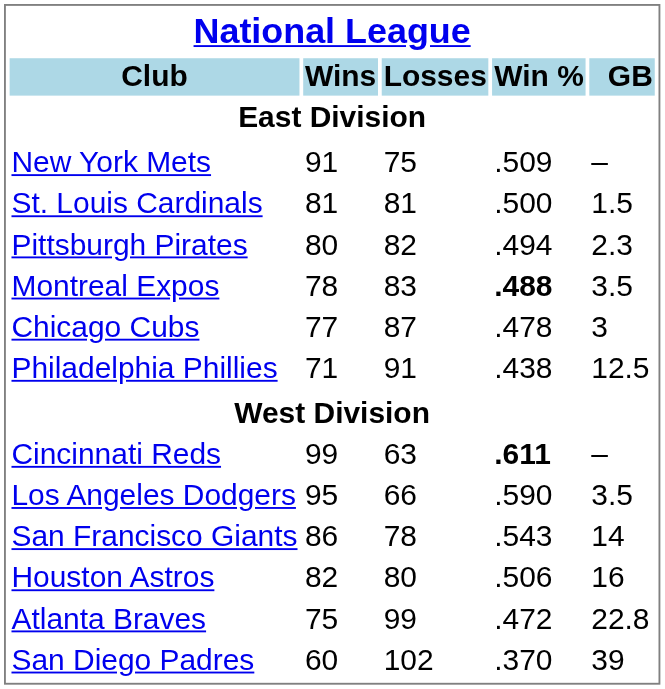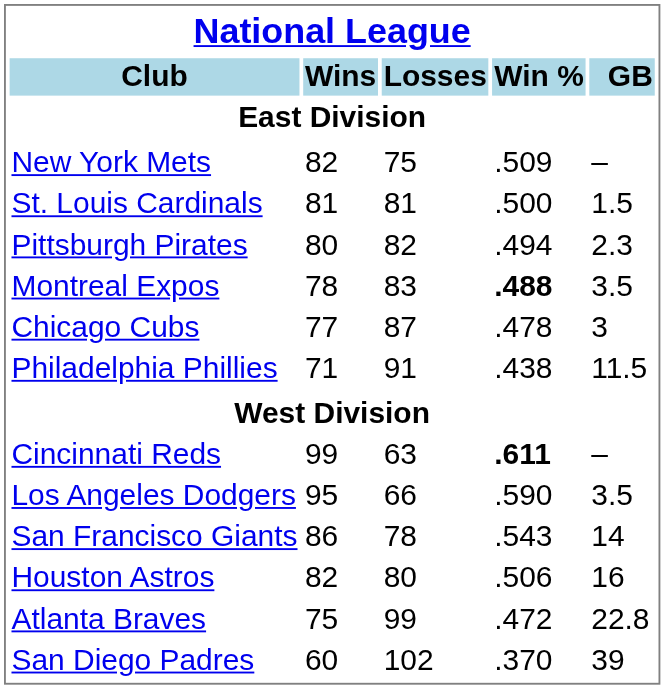(322, 162) 91 -> (322, 162) 82
(620, 368) 12.5 -> (619, 368) 11.5
